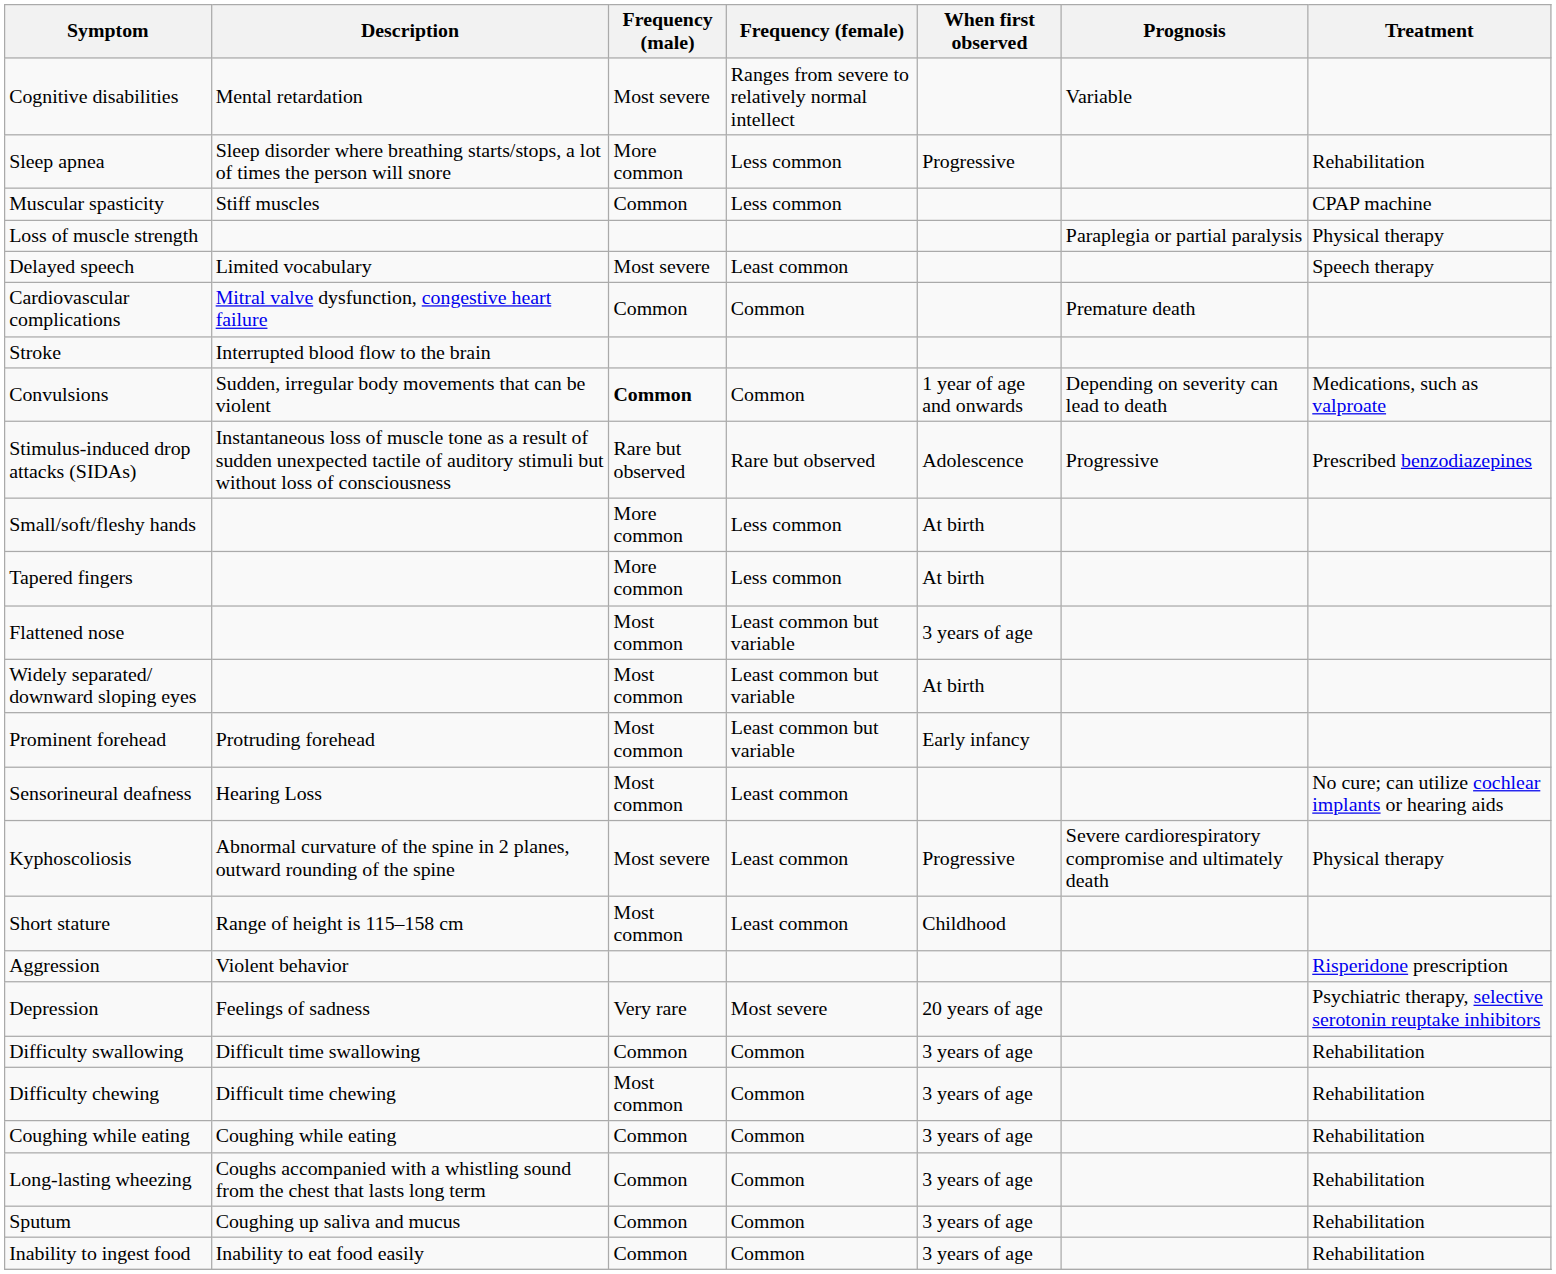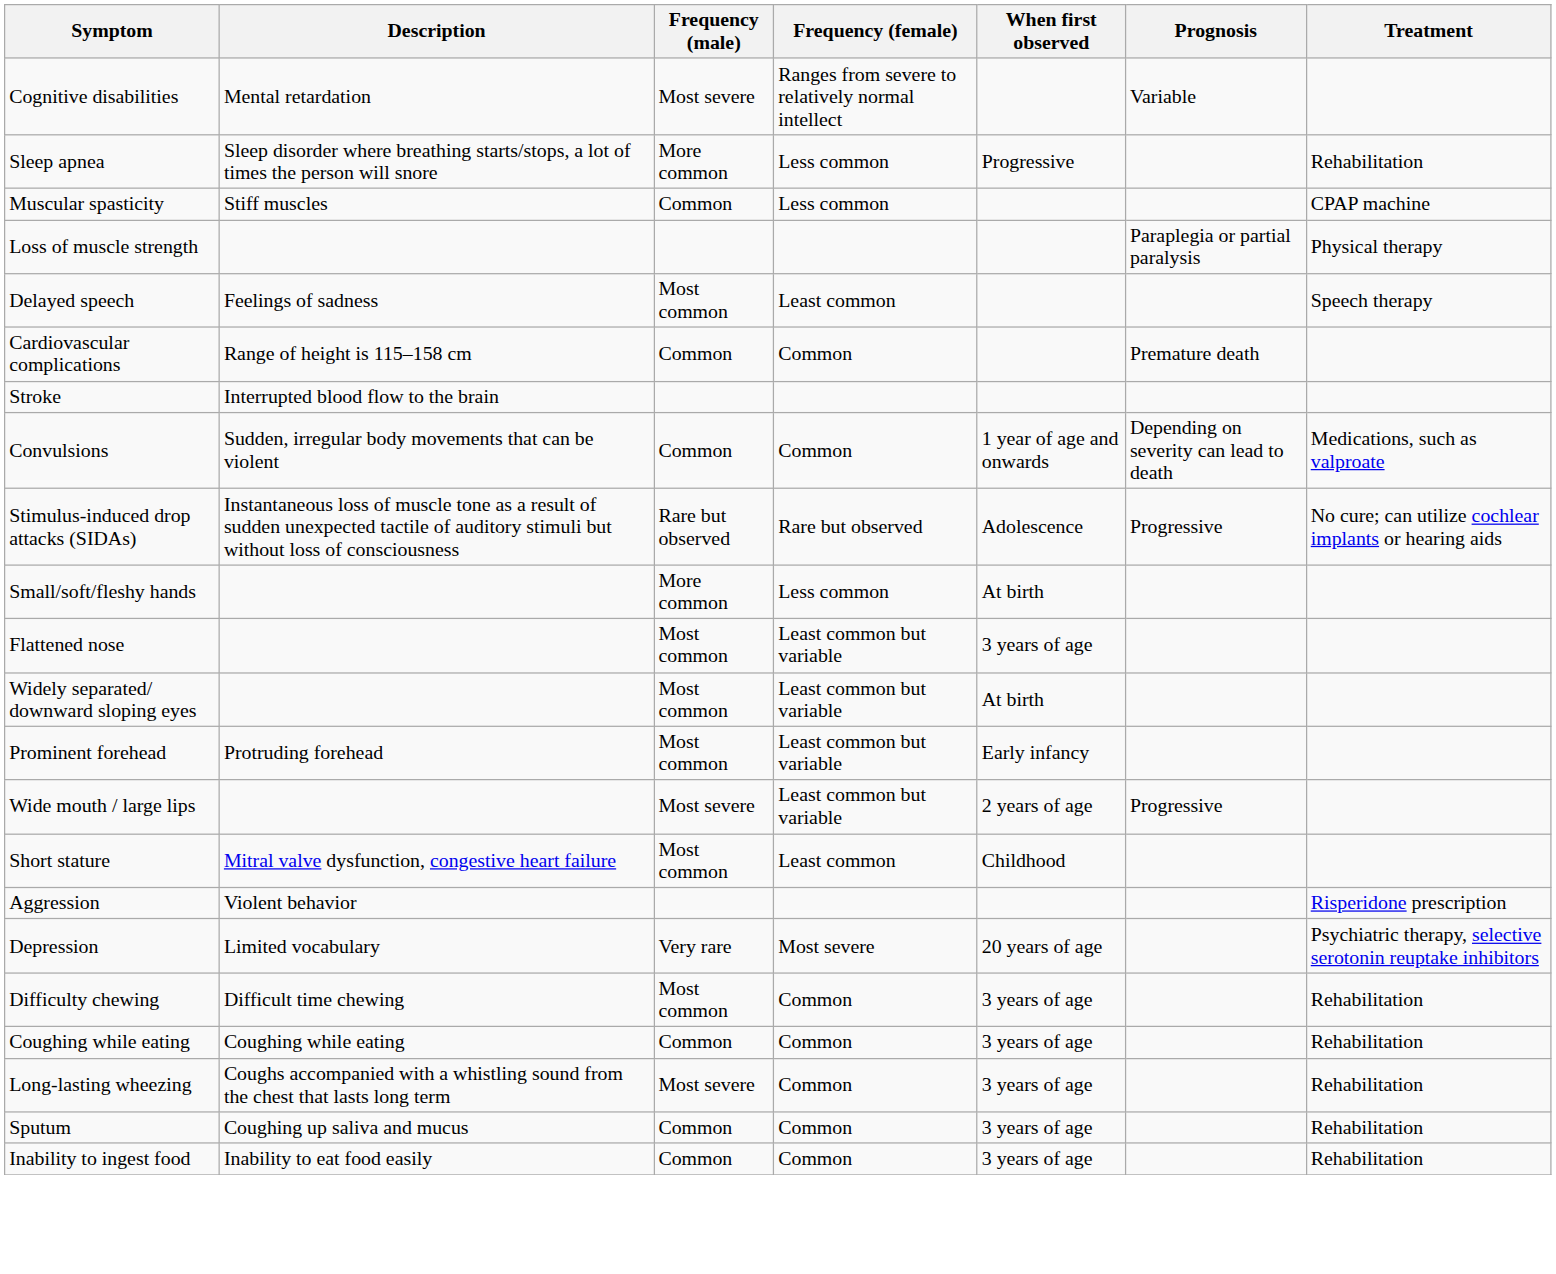(294, 266) Limited vocabulary -> (301, 300) Feelings of sadness
(662, 266) Most severe -> (693, 300) Most common
(383, 309) Mitral valve dysfunction, congestive heart failure -> (348, 354) Range of height is 115–158 cm
(653, 394) bold -> (695, 450) normal
(1422, 459) Prescribed benzodiazepines -> (1425, 526) No cure; can utilize cochlear implants or hearing aids
- row: (71, 578)
+ row: (102, 806)
- row: (100, 793)
- row: (70, 858)
(340, 923) Range of height is 115–158 cm -> (420, 860) Mitral valve dysfunction, congestive heart failure
(293, 1008) Feelings of sadness -> (302, 945) Limited vocabulary
- row: (96, 1051)
(650, 1179) Common -> (707, 1084) Most severe
